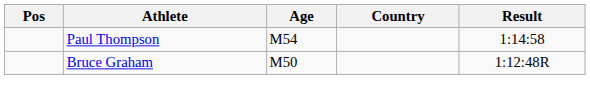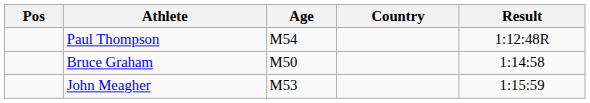(522, 39) 1:14:58 -> (522, 39) 1:12:48R
(522, 62) 1:12:48R -> (522, 62) 1:14:58
+ row: (109, 86)
